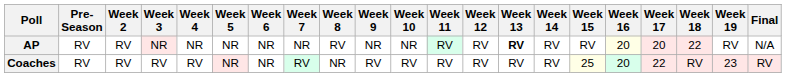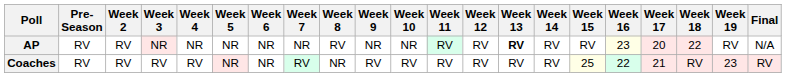(623, 45) 20 -> (623, 45) 23
(623, 64) 20 -> (623, 64) 22
(659, 64) 22 -> (659, 64) 21
